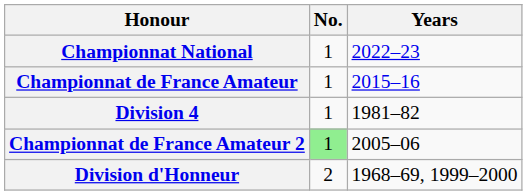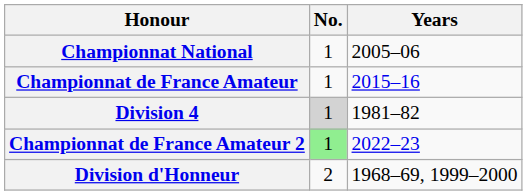(386, 50) 2022–23 -> (386, 50) 2005–06
(328, 112) no background -> (328, 112) lightgrey background
(386, 143) 2005–06 -> (386, 143) 2022–23
